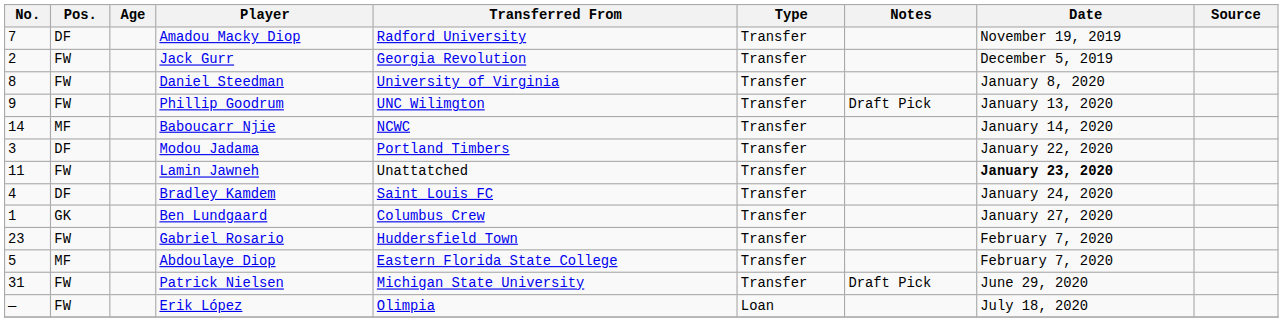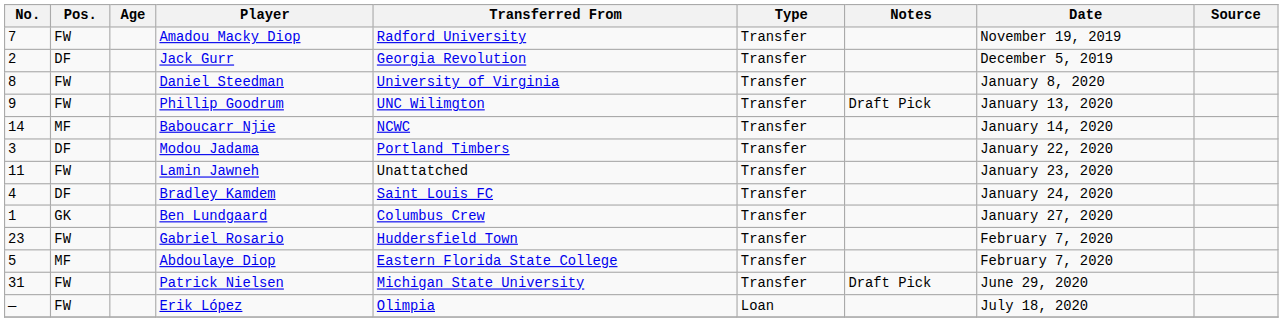(63, 38) DF -> (63, 38) FW
(63, 61) FW -> (63, 61) DF
(1047, 172) bold -> (1047, 172) normal
